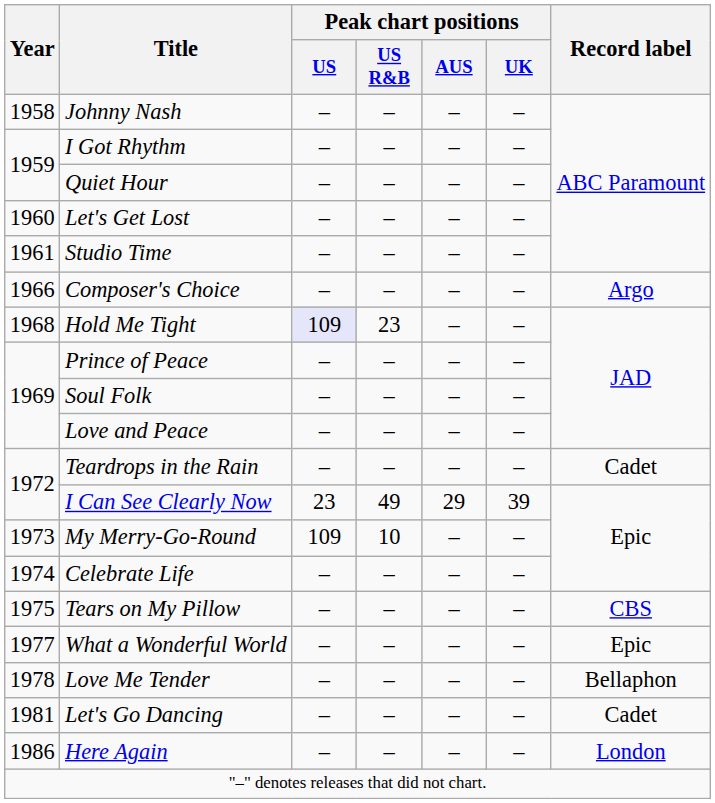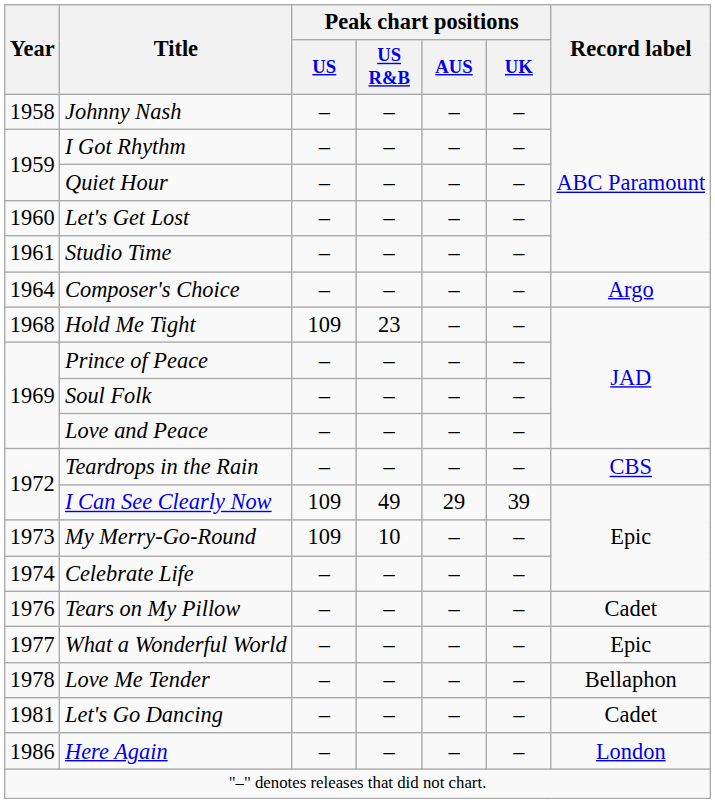(32, 289) 1966 -> (32, 289) 1964
(324, 324) lavender background -> (324, 324) no background
(631, 466) Cadet -> (631, 466) CBS
(324, 502) 23 -> (324, 502) 109
(32, 608) 1975 -> (32, 608) 1976
(631, 608) CBS -> (631, 608) Cadet
